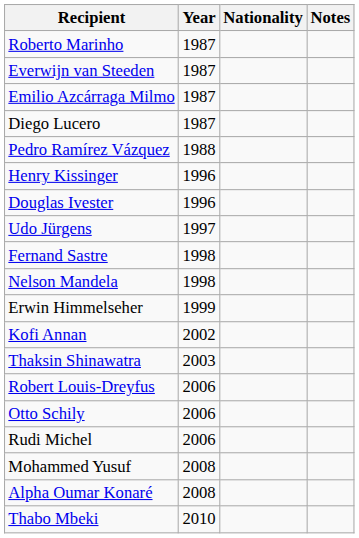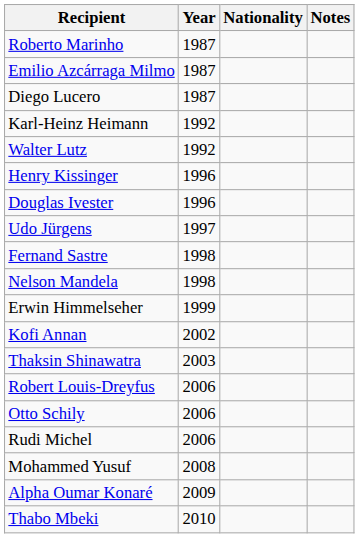- row: (81, 70)
- row: (89, 149)
+ row: (78, 123)
+ row: (48, 149)
(199, 492) 2008 -> (199, 492) 2009
